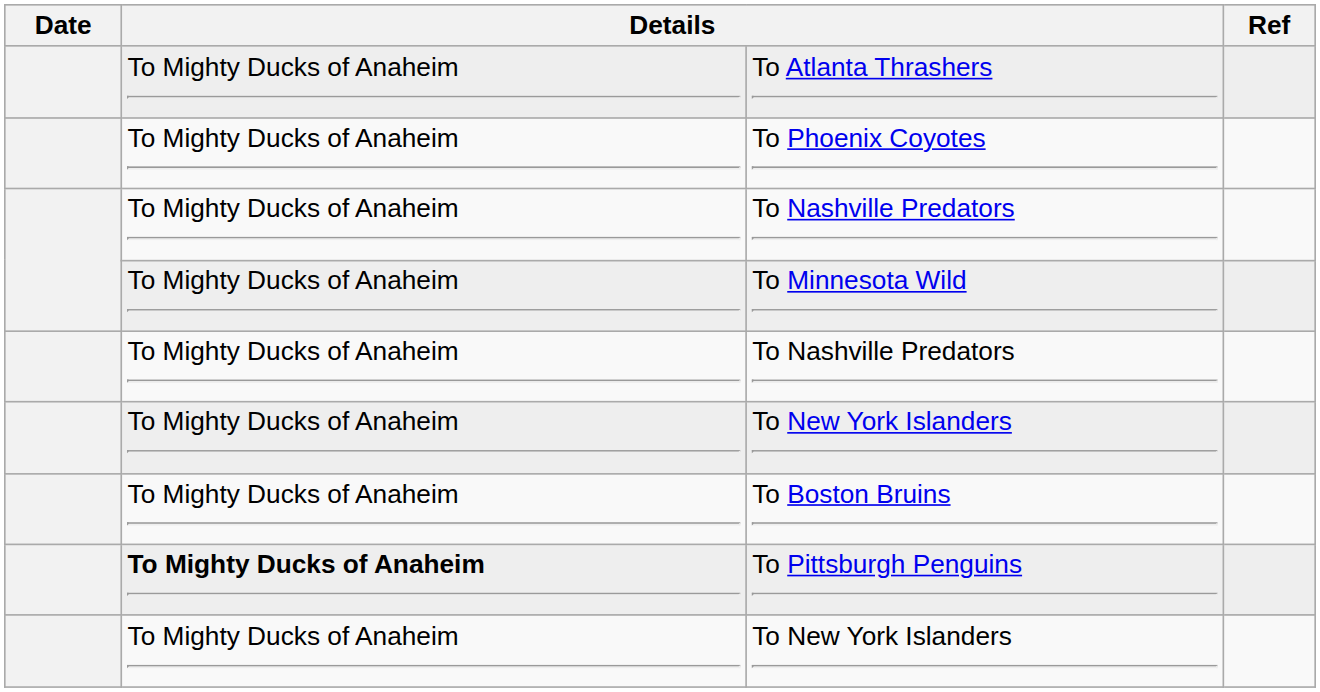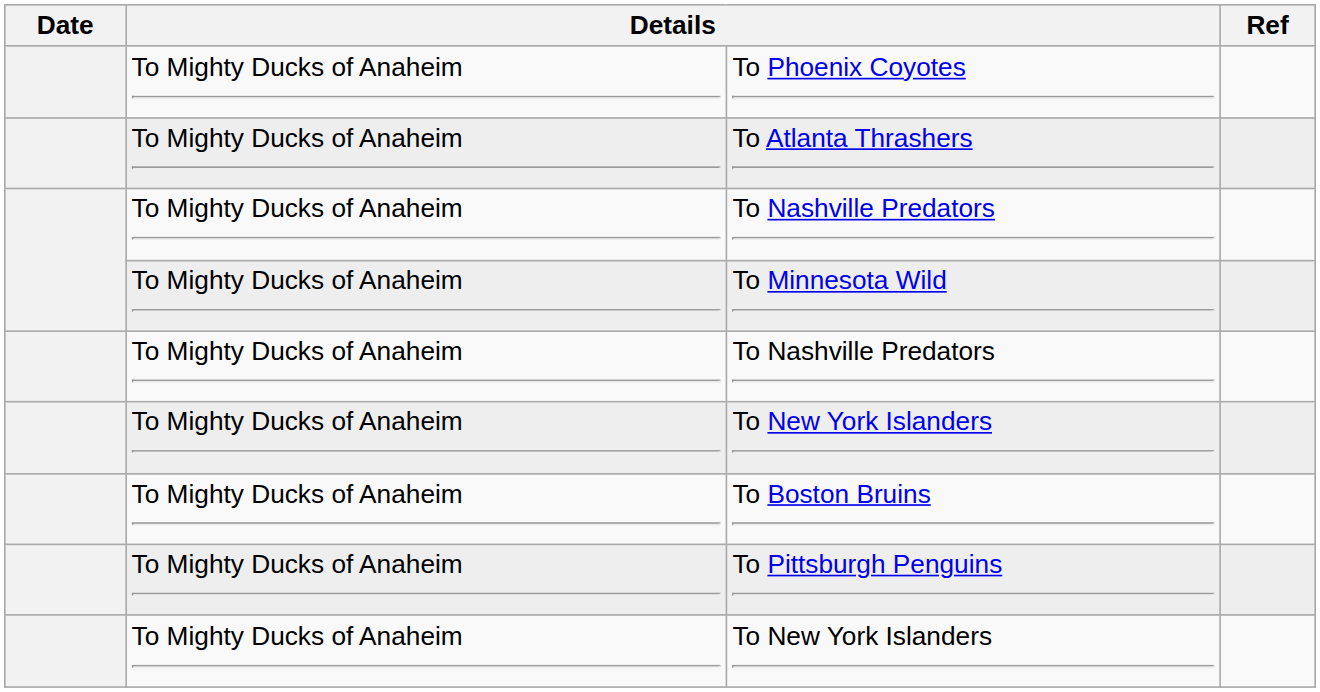rows swapped: (63, 153) <-> (63, 82)
(434, 573) bold -> (426, 573) normal
